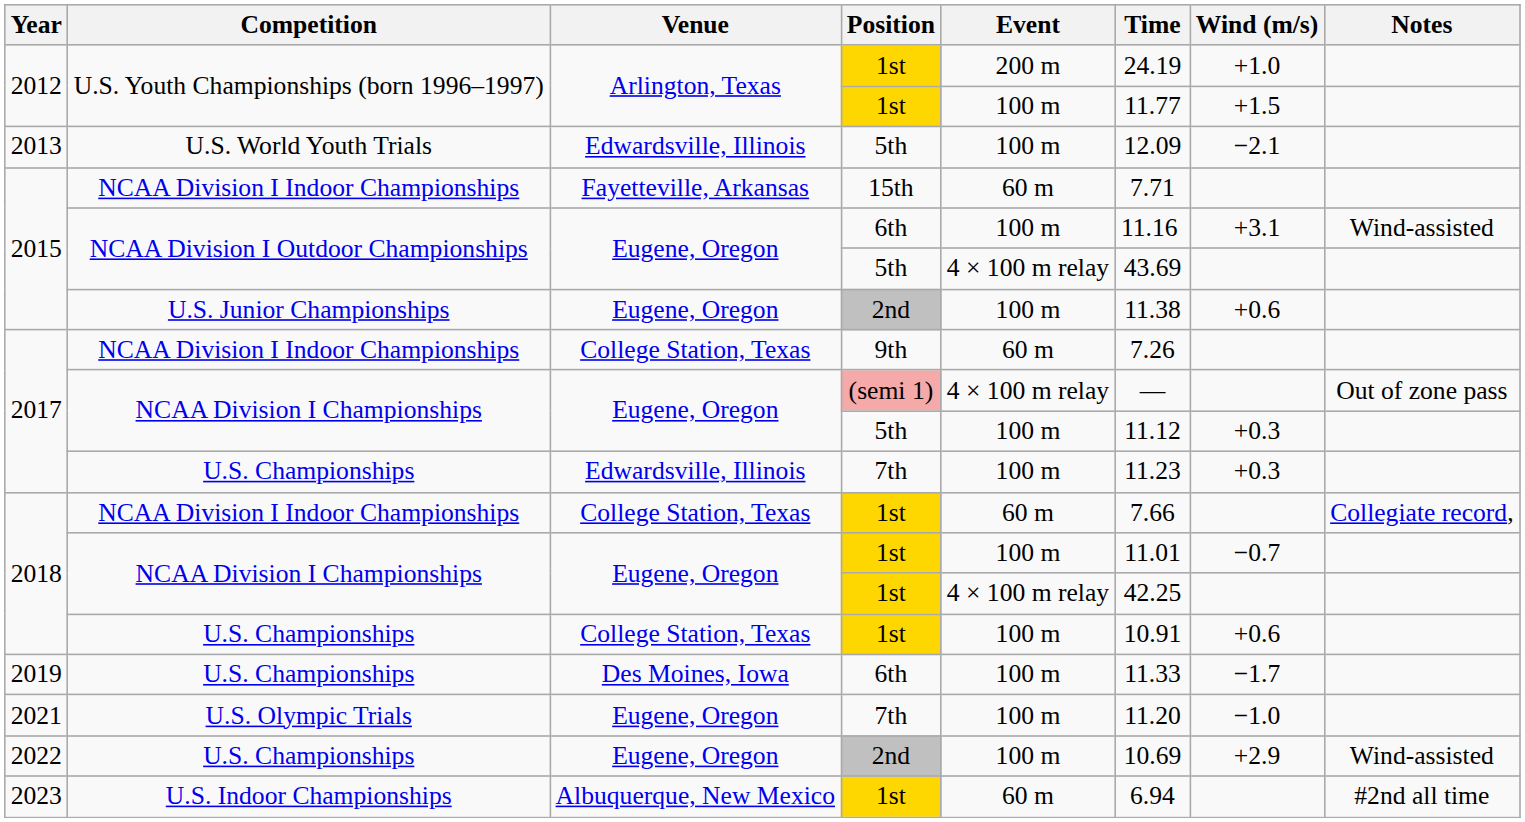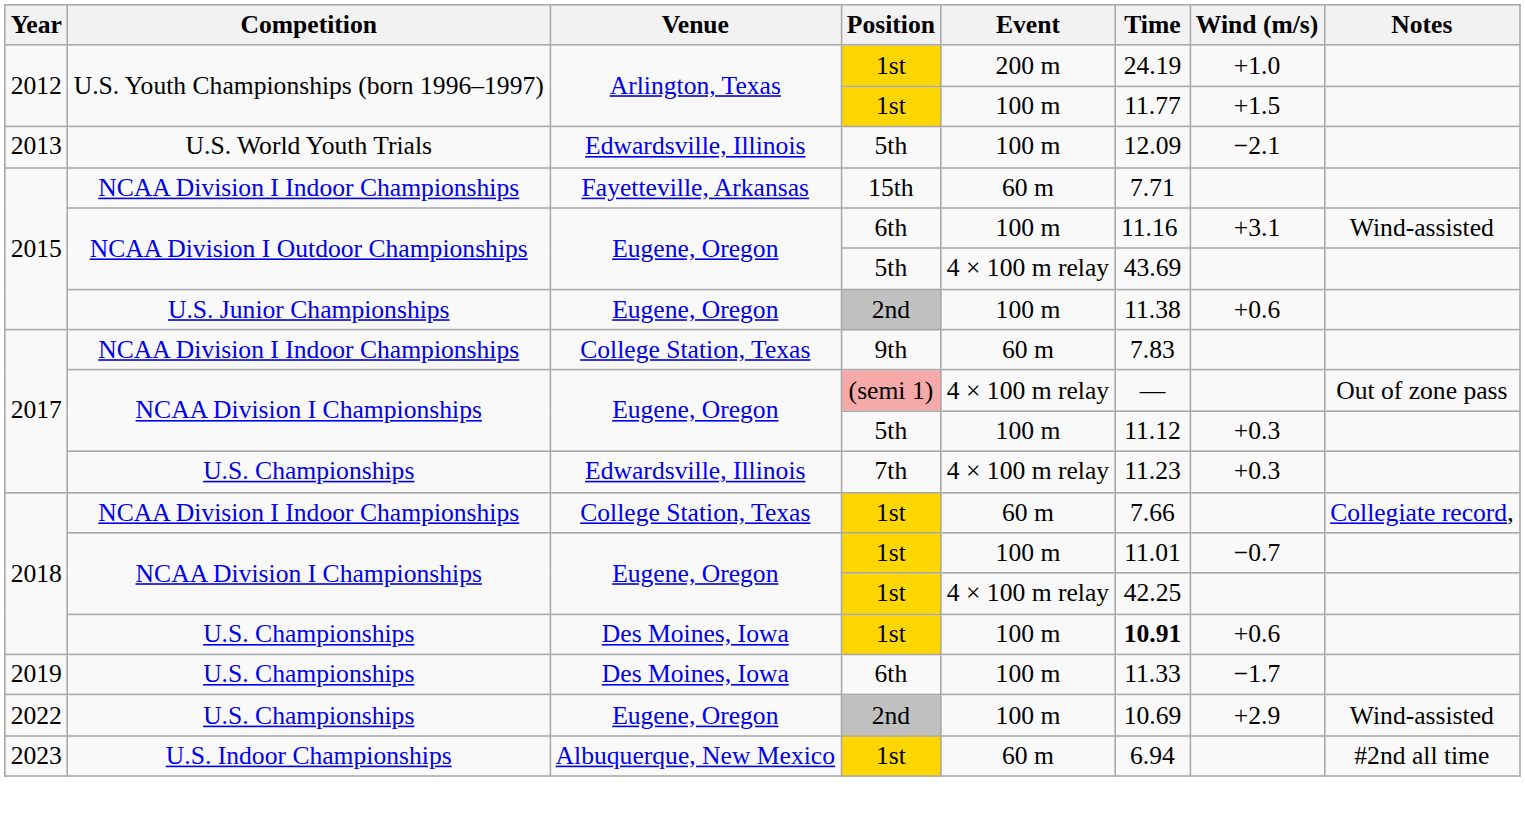(1152, 349) 7.26 -> (1152, 349) 7.83
(1028, 471) 100 m -> (1028, 471) 4 × 100 m relay
(695, 633) College Station, Texas -> (695, 633) Des Moines, Iowa
(1152, 633) normal -> (1152, 633) bold
- row: (36, 715)
